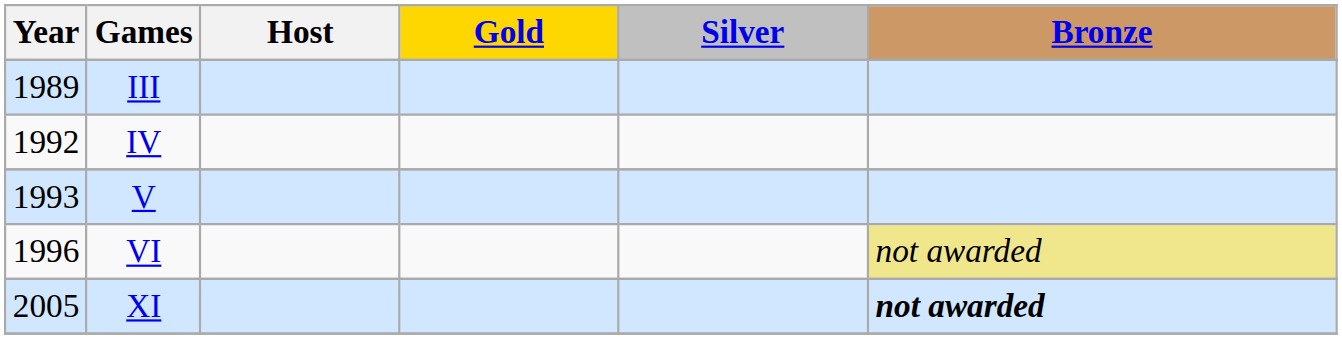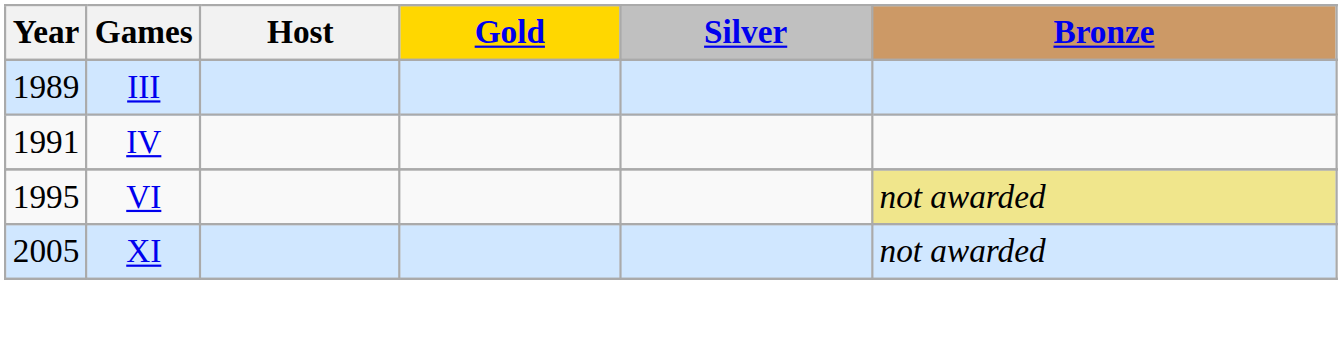(46, 141) 1992 -> (46, 141) 1991
- row: (144, 196)
(46, 251) 1996 -> (46, 196) 1995
(960, 306) bold -> (963, 251) normal
